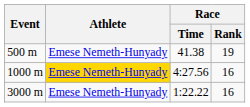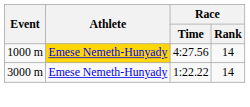- row: (22, 53)
(228, 73) 16 -> (228, 53) 14
(228, 92) 16 -> (228, 73) 14
